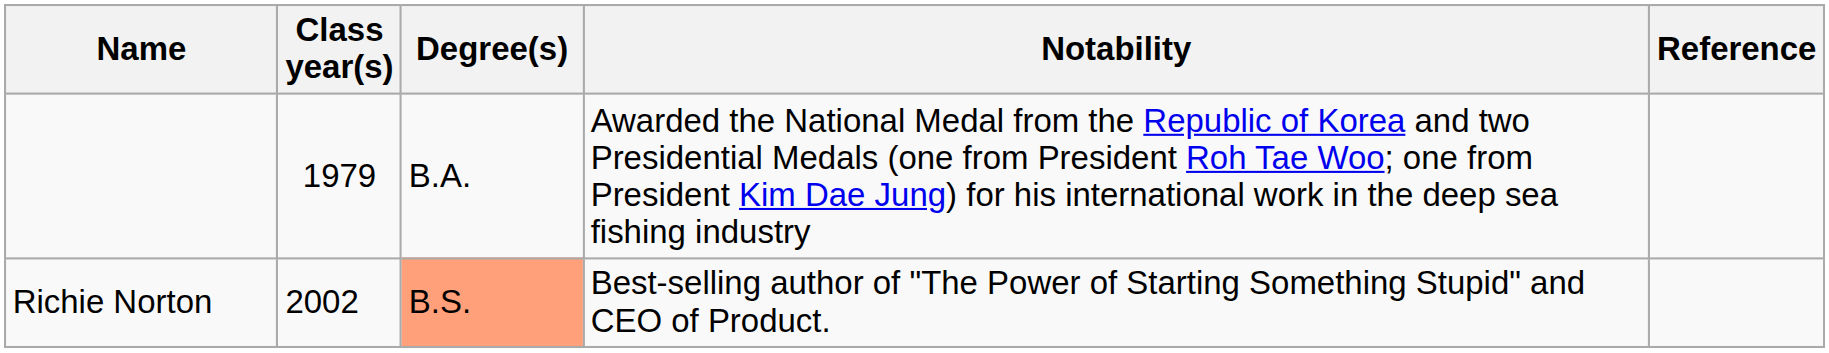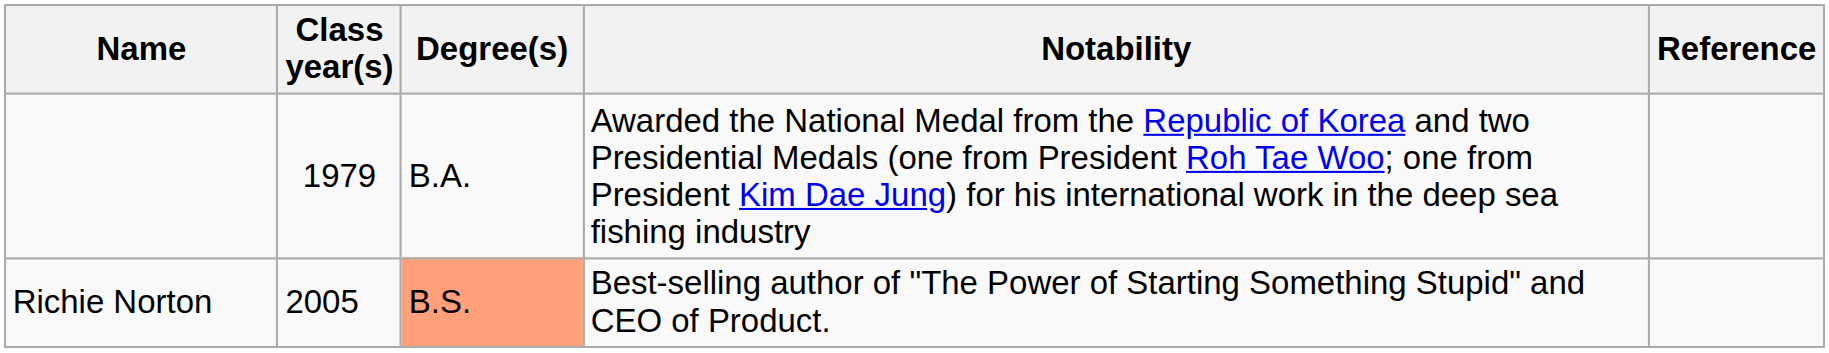(322, 302) 2002 -> (322, 302) 2005
